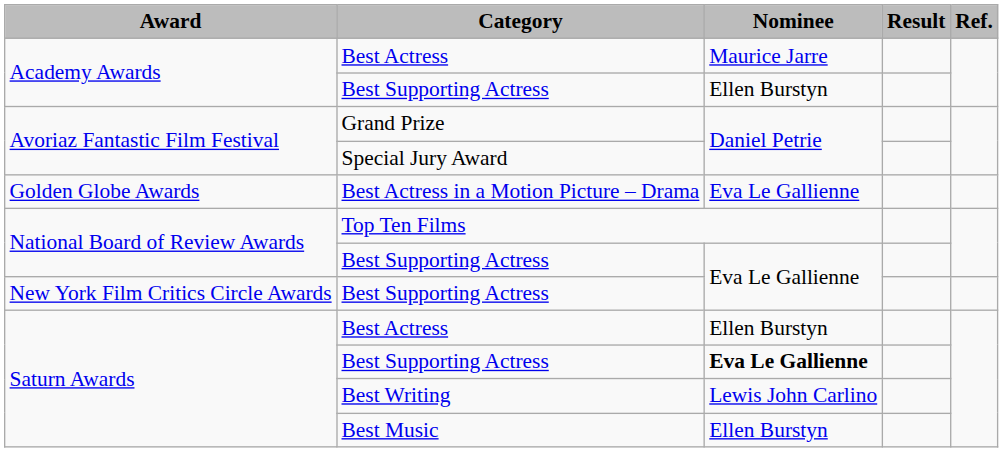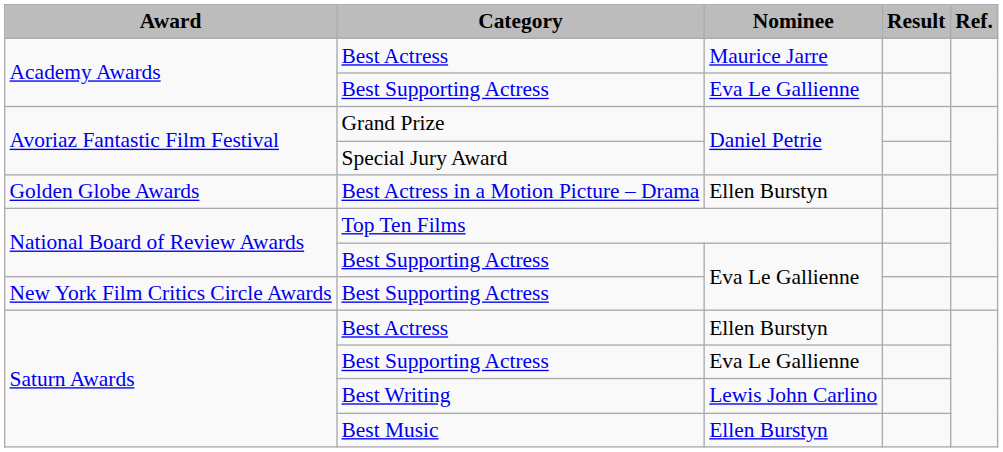(769, 89) Ellen Burstyn -> (784, 89) Eva Le Gallienne
(784, 191) Eva Le Gallienne -> (769, 191) Ellen Burstyn
(788, 361) bold -> (784, 361) normal
